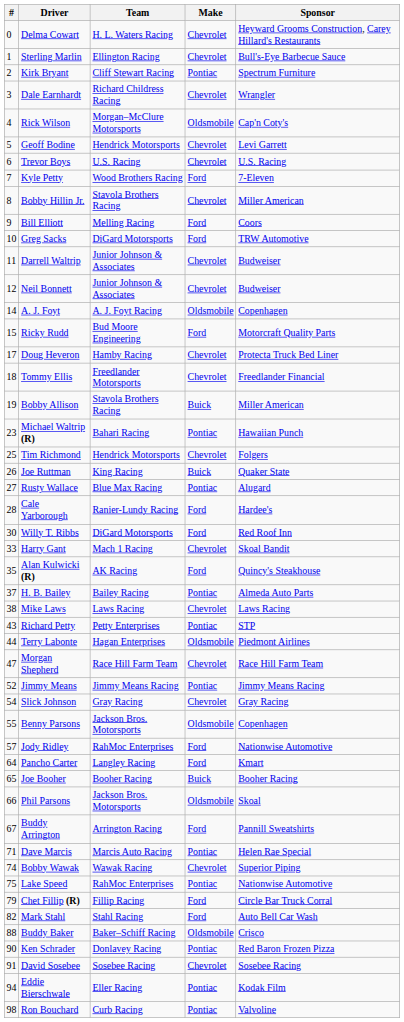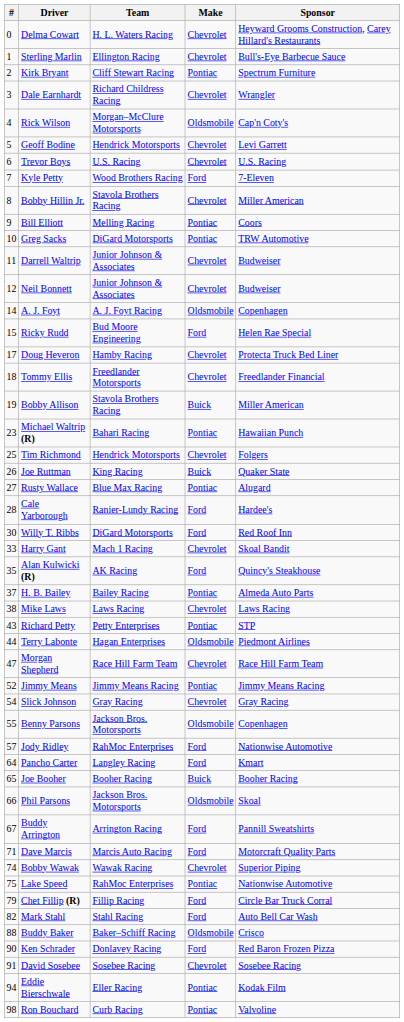(197, 222) Ford -> (202, 222) Pontiac
(197, 238) Ford -> (202, 238) Pontiac
(287, 333) Motorcraft Quality Parts -> (275, 333) Helen Rae Special
(202, 851) Pontiac -> (197, 851) Ford
(275, 851) Helen Rae Special -> (287, 851) Motorcraft Quality Parts
(202, 949) Pontiac -> (197, 949) Ford
